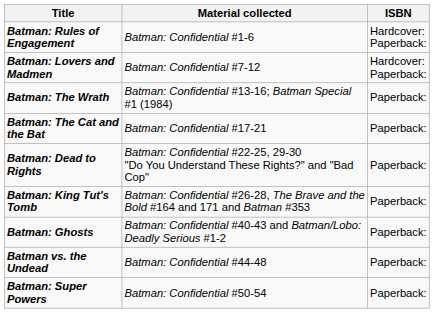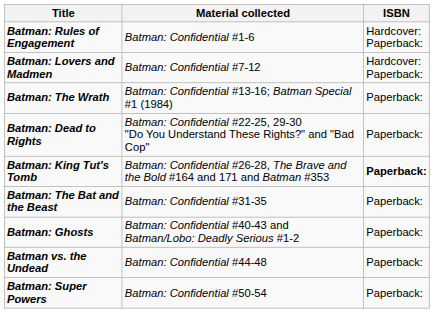- row: (63, 128)
(398, 201) normal -> (396, 171) bold
+ row: (63, 201)
